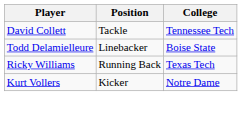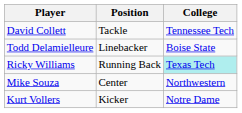(190, 64) no background -> (190, 64) paleturquoise background
+ row: (33, 82)
